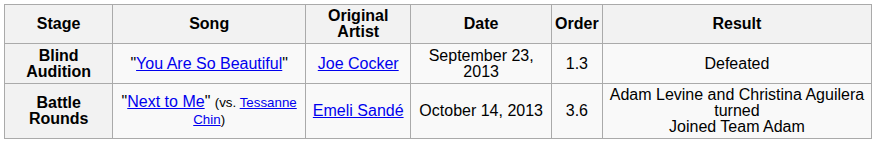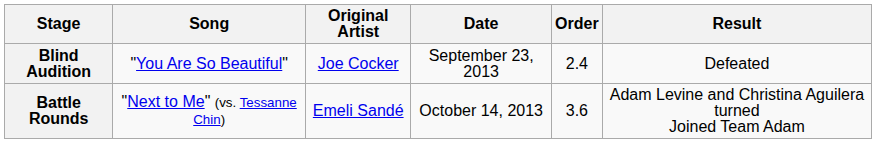(577, 63) 1.3 -> (577, 63) 2.4
